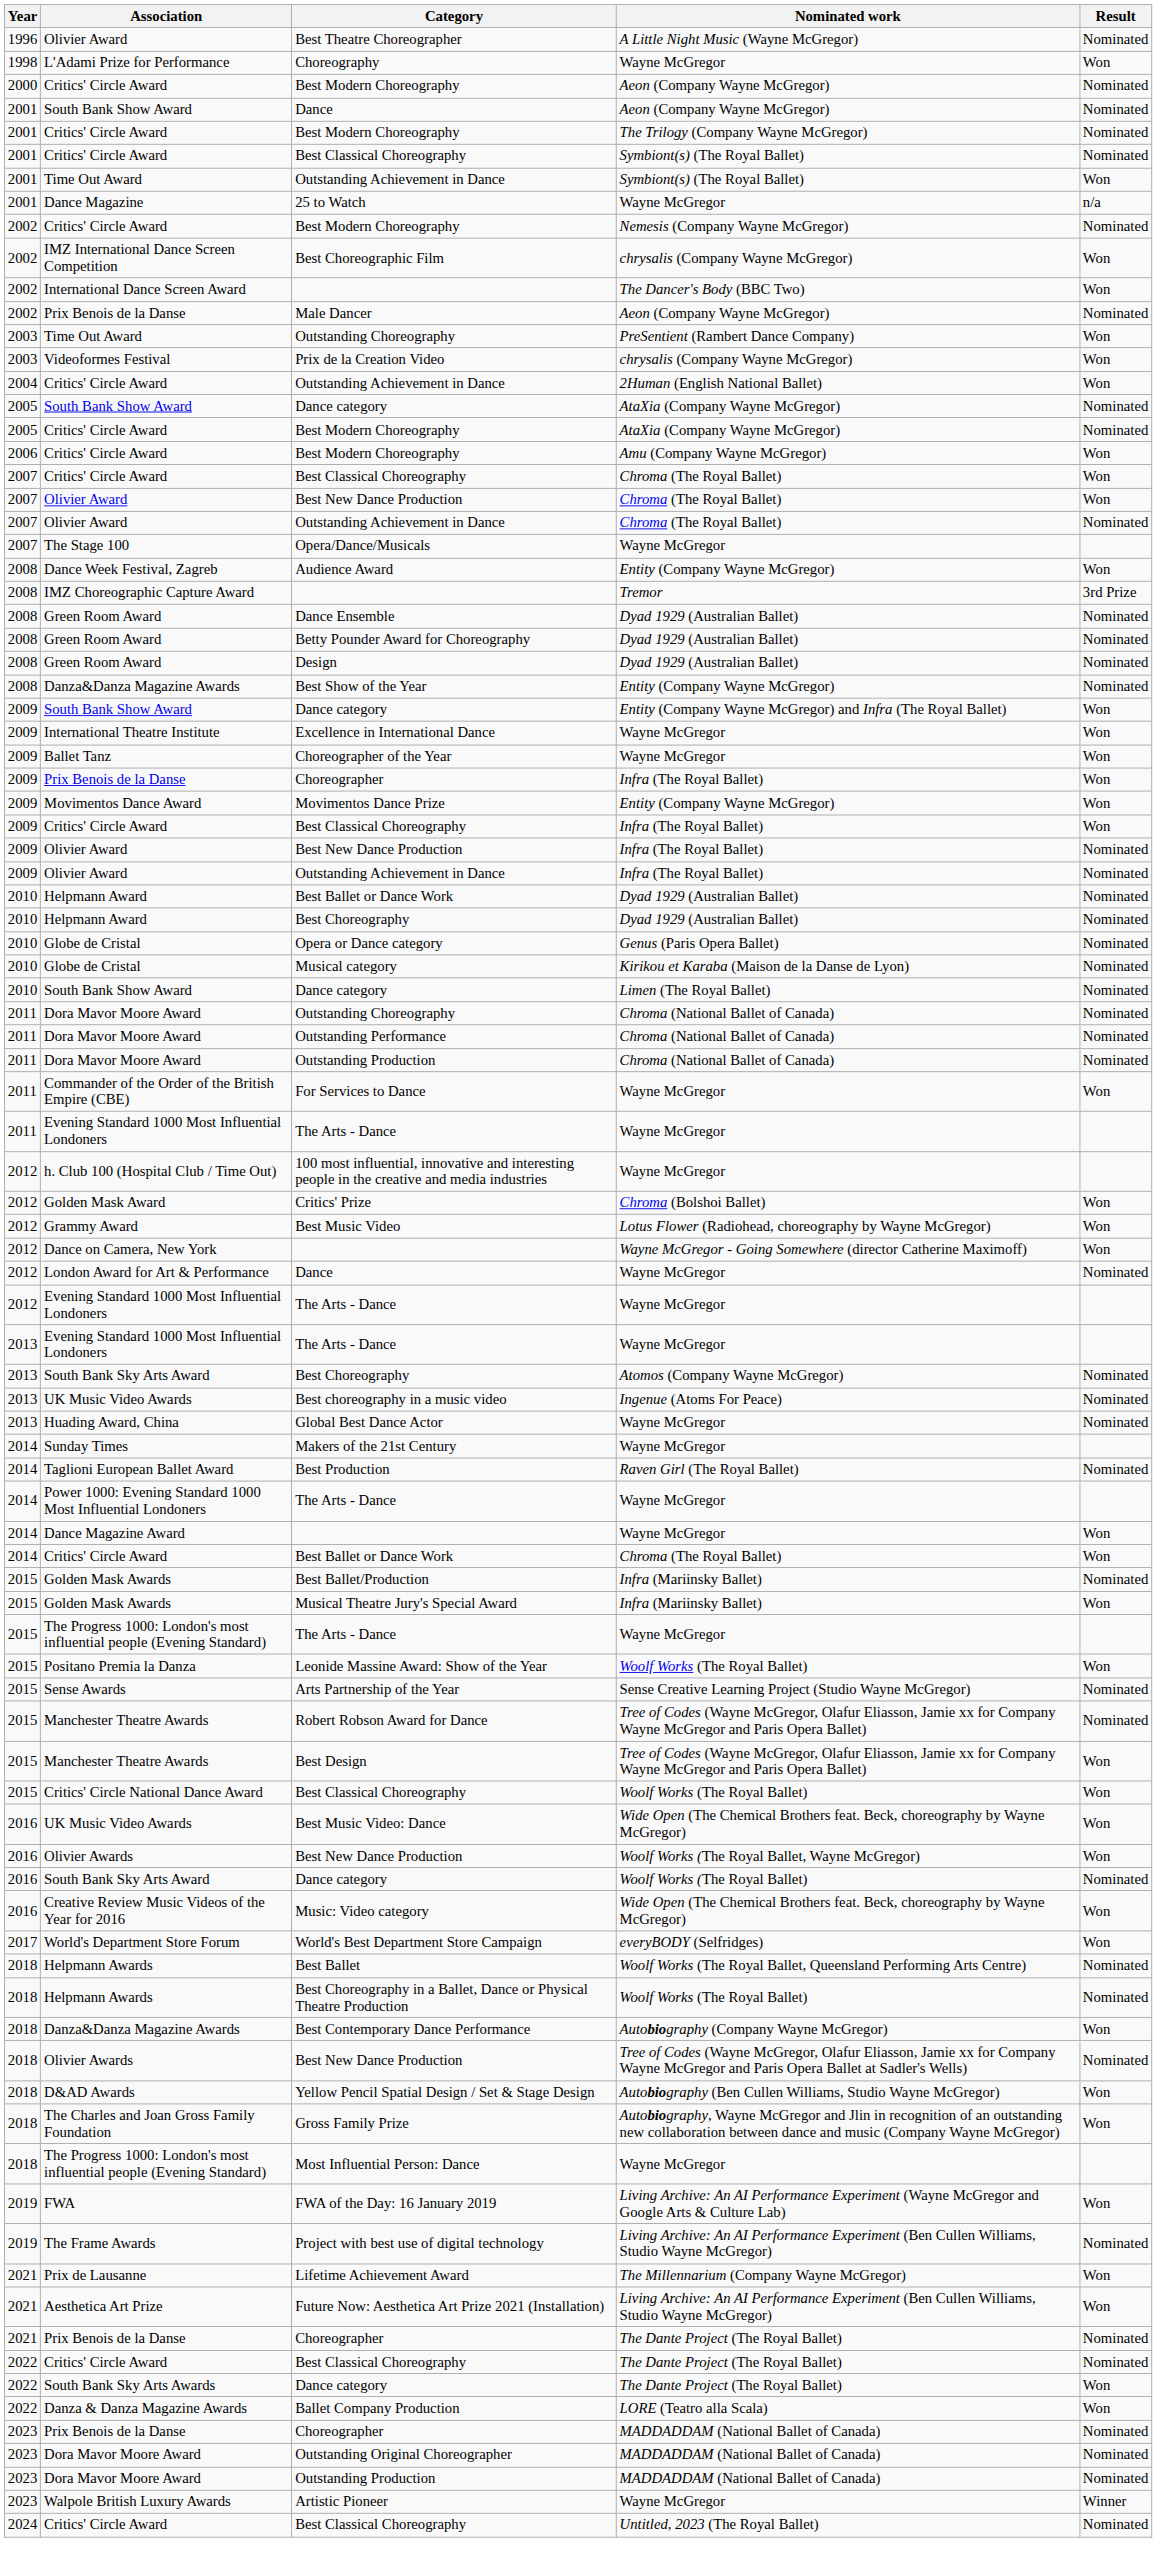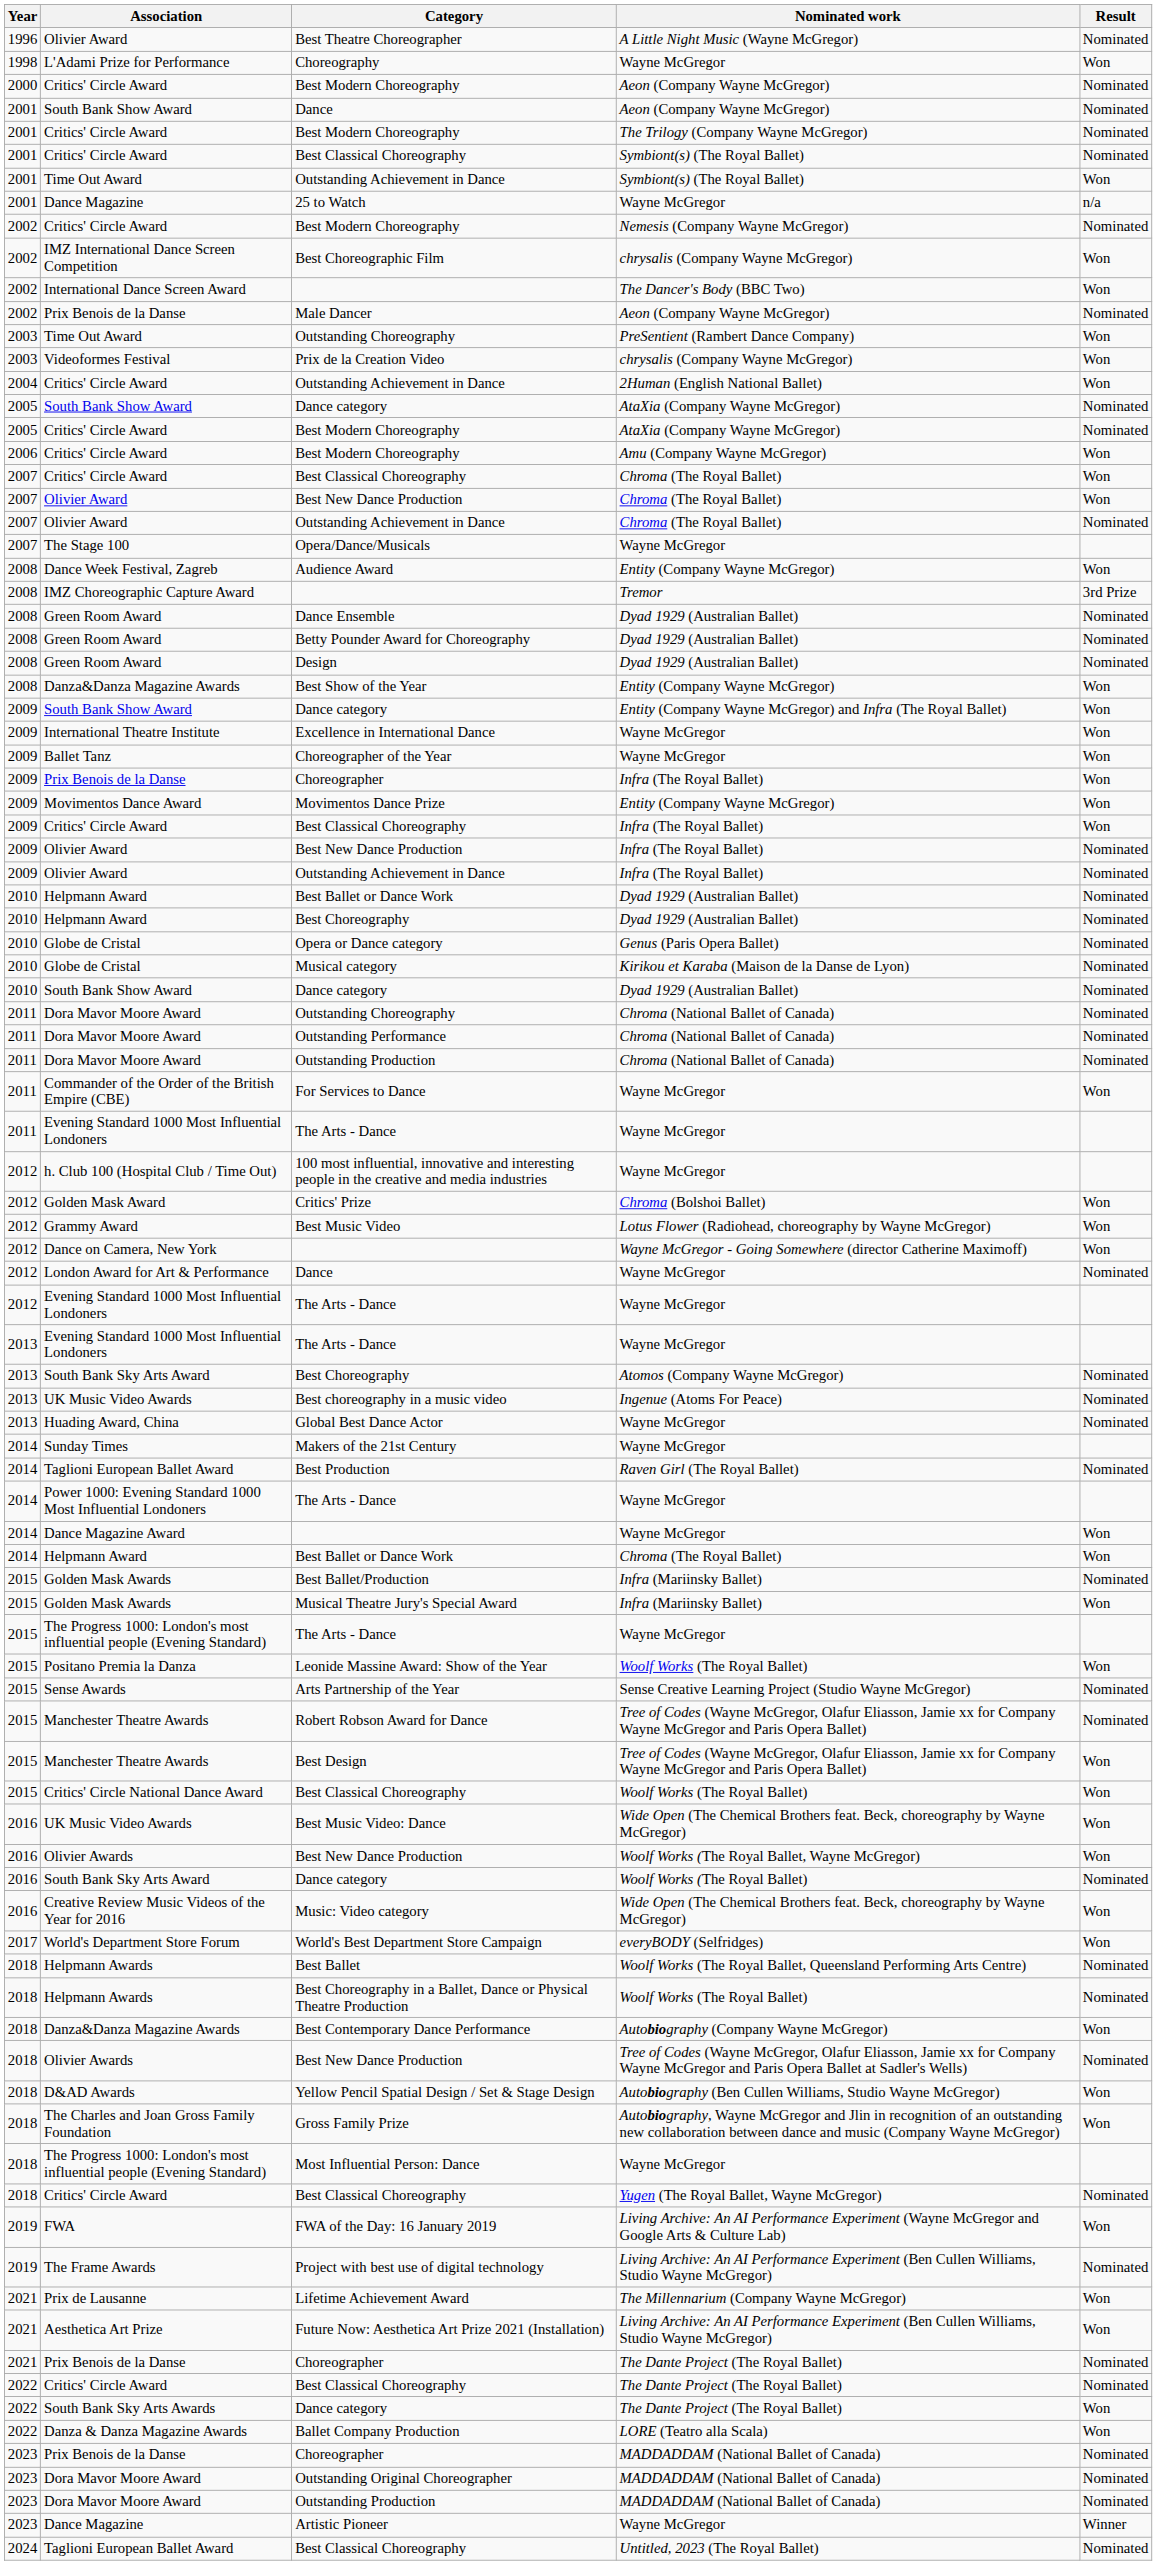(1116, 686) Nominated -> (1097, 686) Won
(695, 989) Limen (The Royal Ballet) -> (709, 989) Dyad 1929 (Australian Ballet)
(106, 1556) Critics' Circle Award -> (96, 1556) Helpmann Award
+ row: (23, 2195)
(137, 2501) Walpole British Luxury Awards -> (94, 2525) Dance Magazine
(106, 2525) Critics' Circle Award -> (139, 2548) Taglioni European Ballet Award
